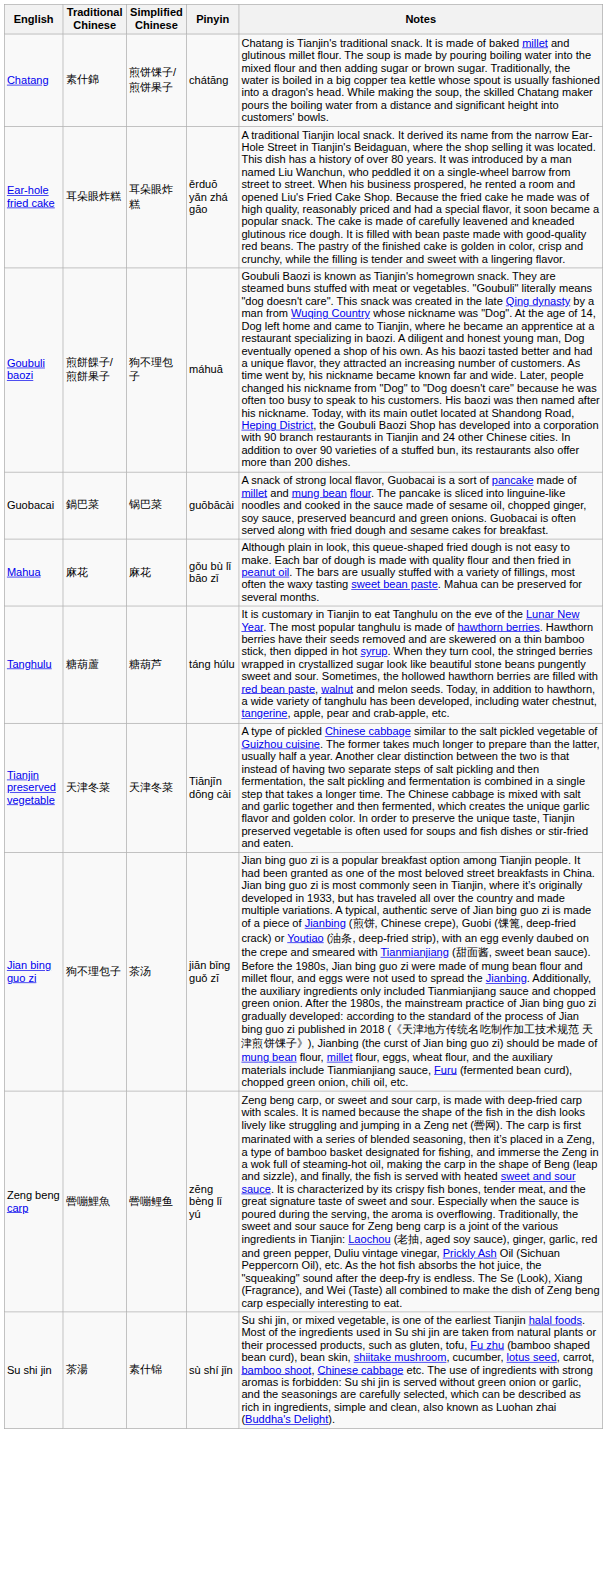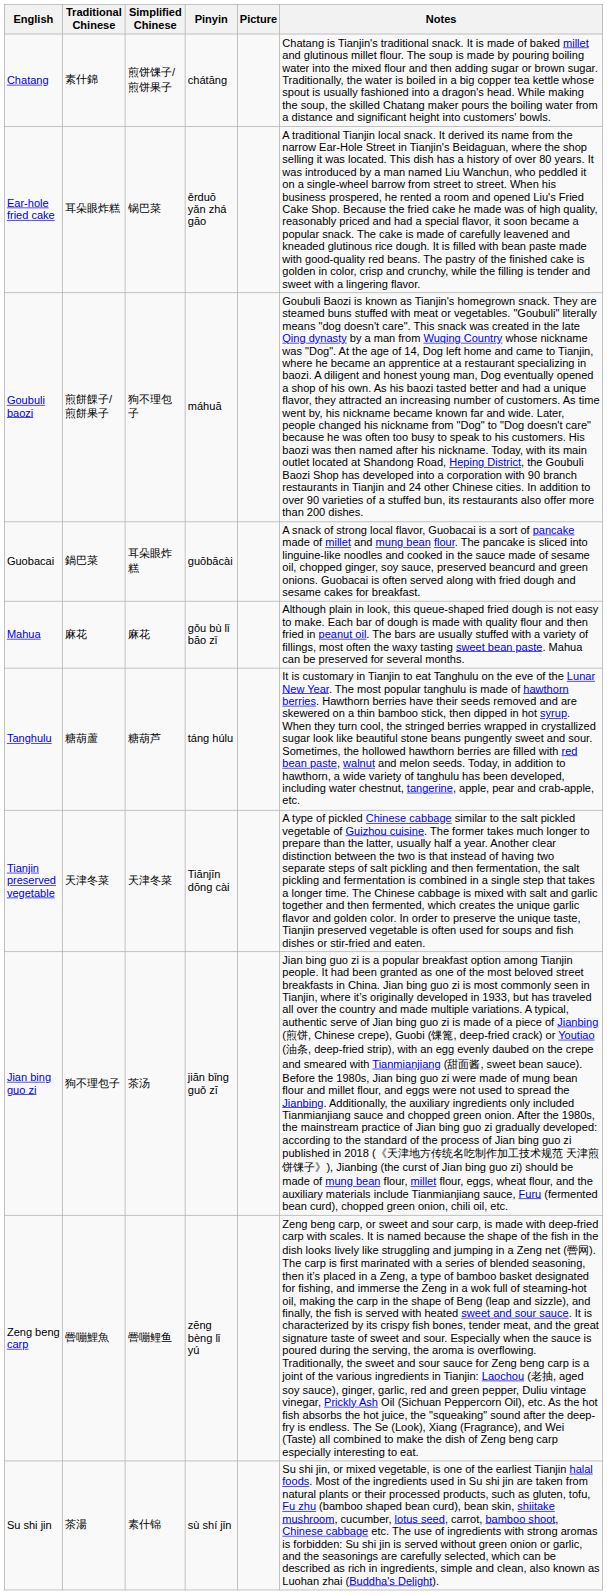+ column: (258, 19)
(151, 196) 耳朵眼炸糕 -> (144, 209) 锅巴菜
(145, 505) 锅巴菜 -> (150, 561) 耳朵眼炸糕
